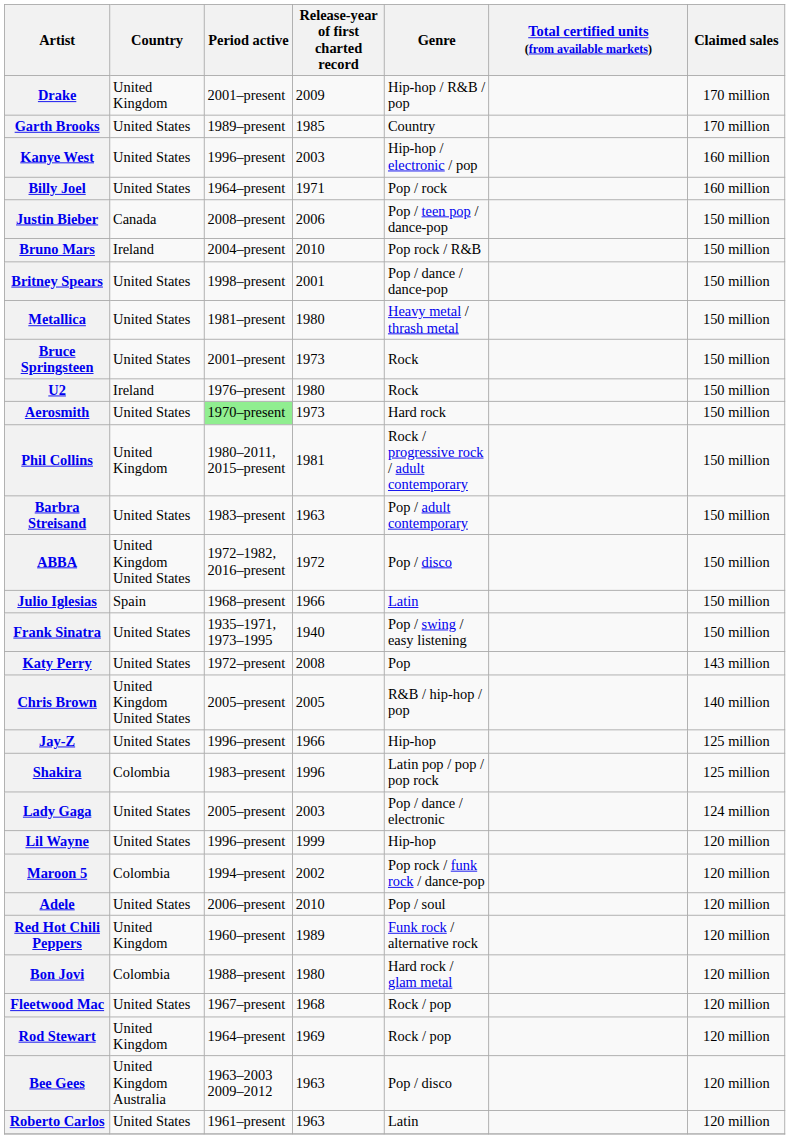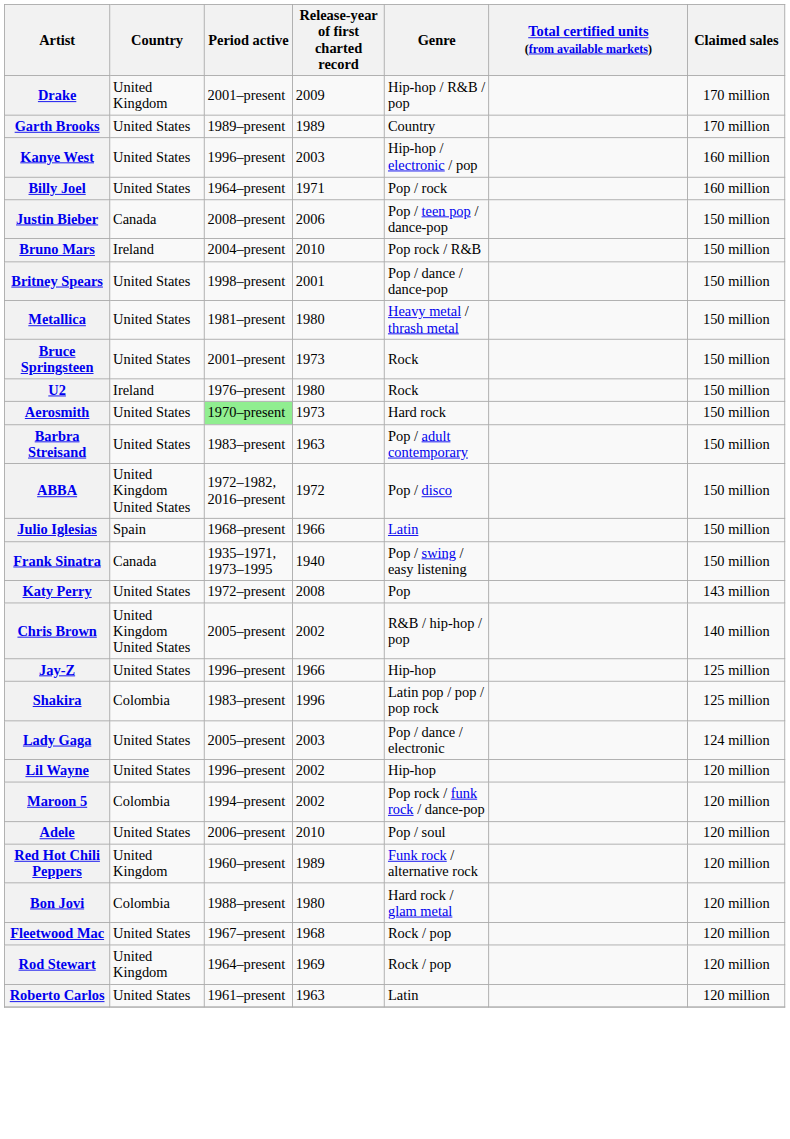(310, 126) 1985 -> (310, 126) 1989
- row: (57, 460)
(152, 632) United States -> (135, 560) Canada
(310, 702) 2005 -> (310, 630) 2002
(310, 842) 1999 -> (310, 770) 2002
- row: (57, 1083)
